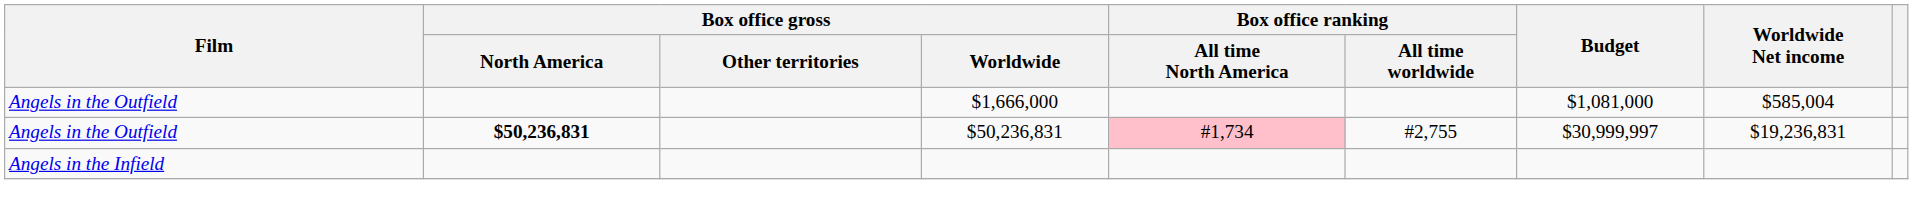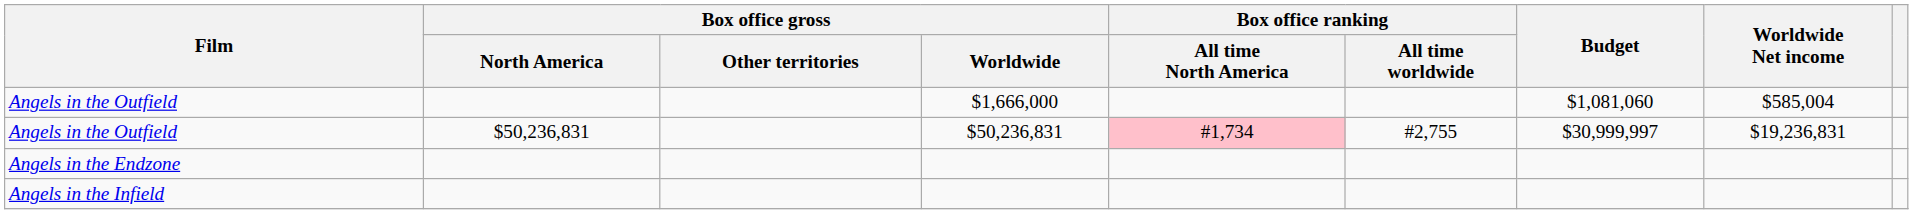(1610, 102) $1,081,000 -> (1610, 102) $1,081,060
(542, 132) bold -> (542, 132) normal
+ row: (95, 163)
